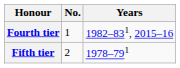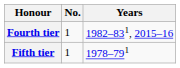(67, 52) 2 -> (67, 52) 1
